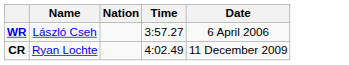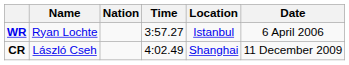+ column: (214, 13)
(65, 32) László Cseh -> (65, 32) Ryan Lochte
(65, 50) Ryan Lochte -> (65, 50) László Cseh
